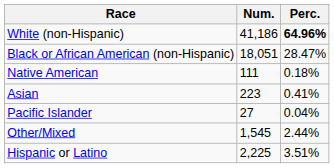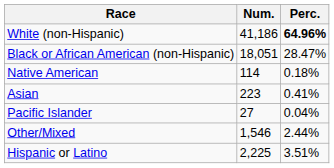(249, 73) 111 -> (250, 73) 114
(255, 133) 1,545 -> (255, 133) 1,546
